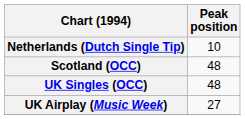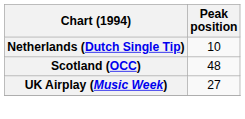- row: (96, 85)
